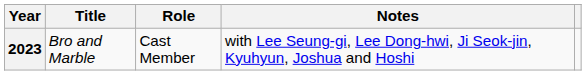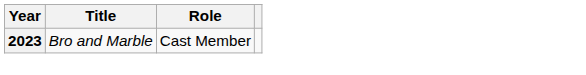- column: (398, 16)
